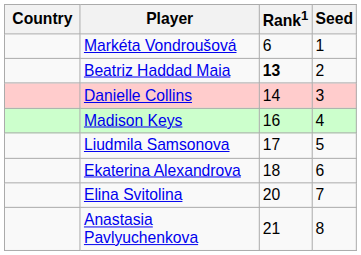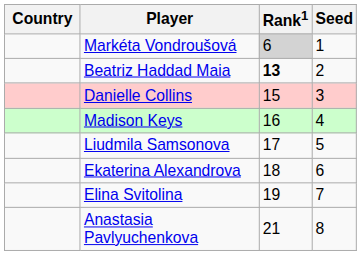(267, 46) no background -> (267, 46) lightgrey background
(271, 95) 14 -> (271, 95) 15
(271, 195) 20 -> (271, 195) 19
